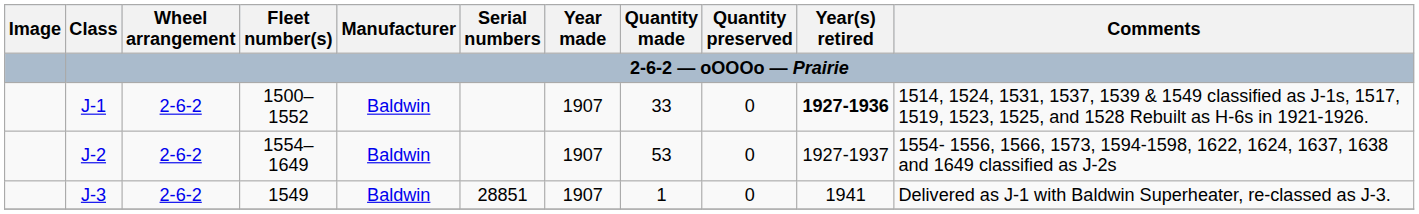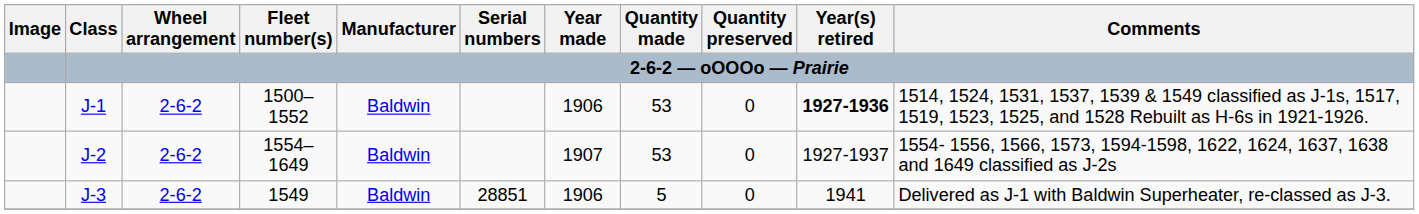(583, 106) 1907 -> (583, 106) 1906
(661, 106) 33 -> (661, 106) 53
(583, 194) 1907 -> (583, 194) 1906
(661, 194) 1 -> (661, 194) 5
